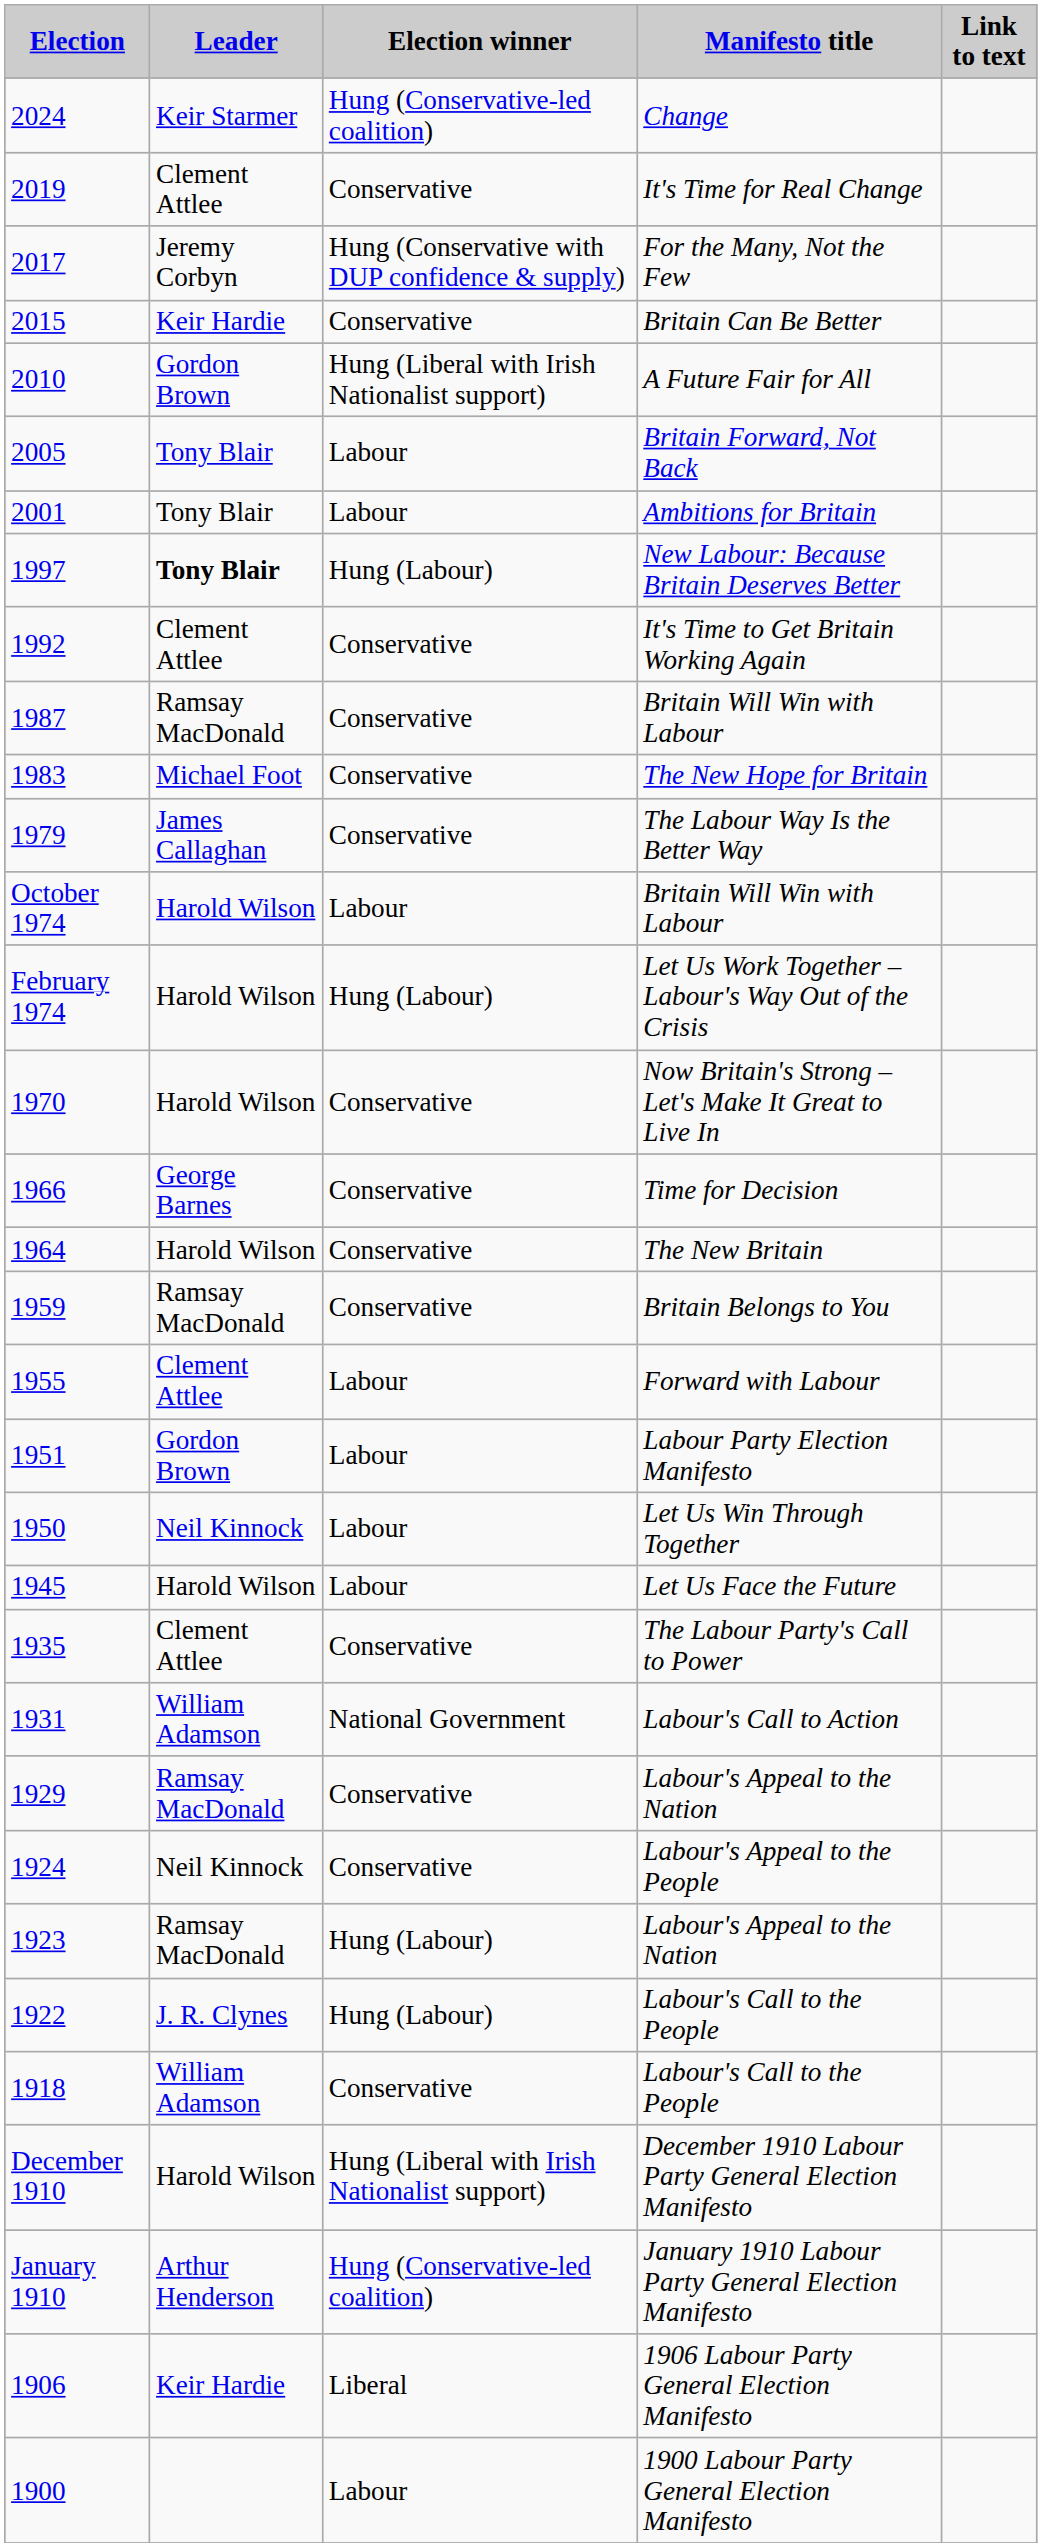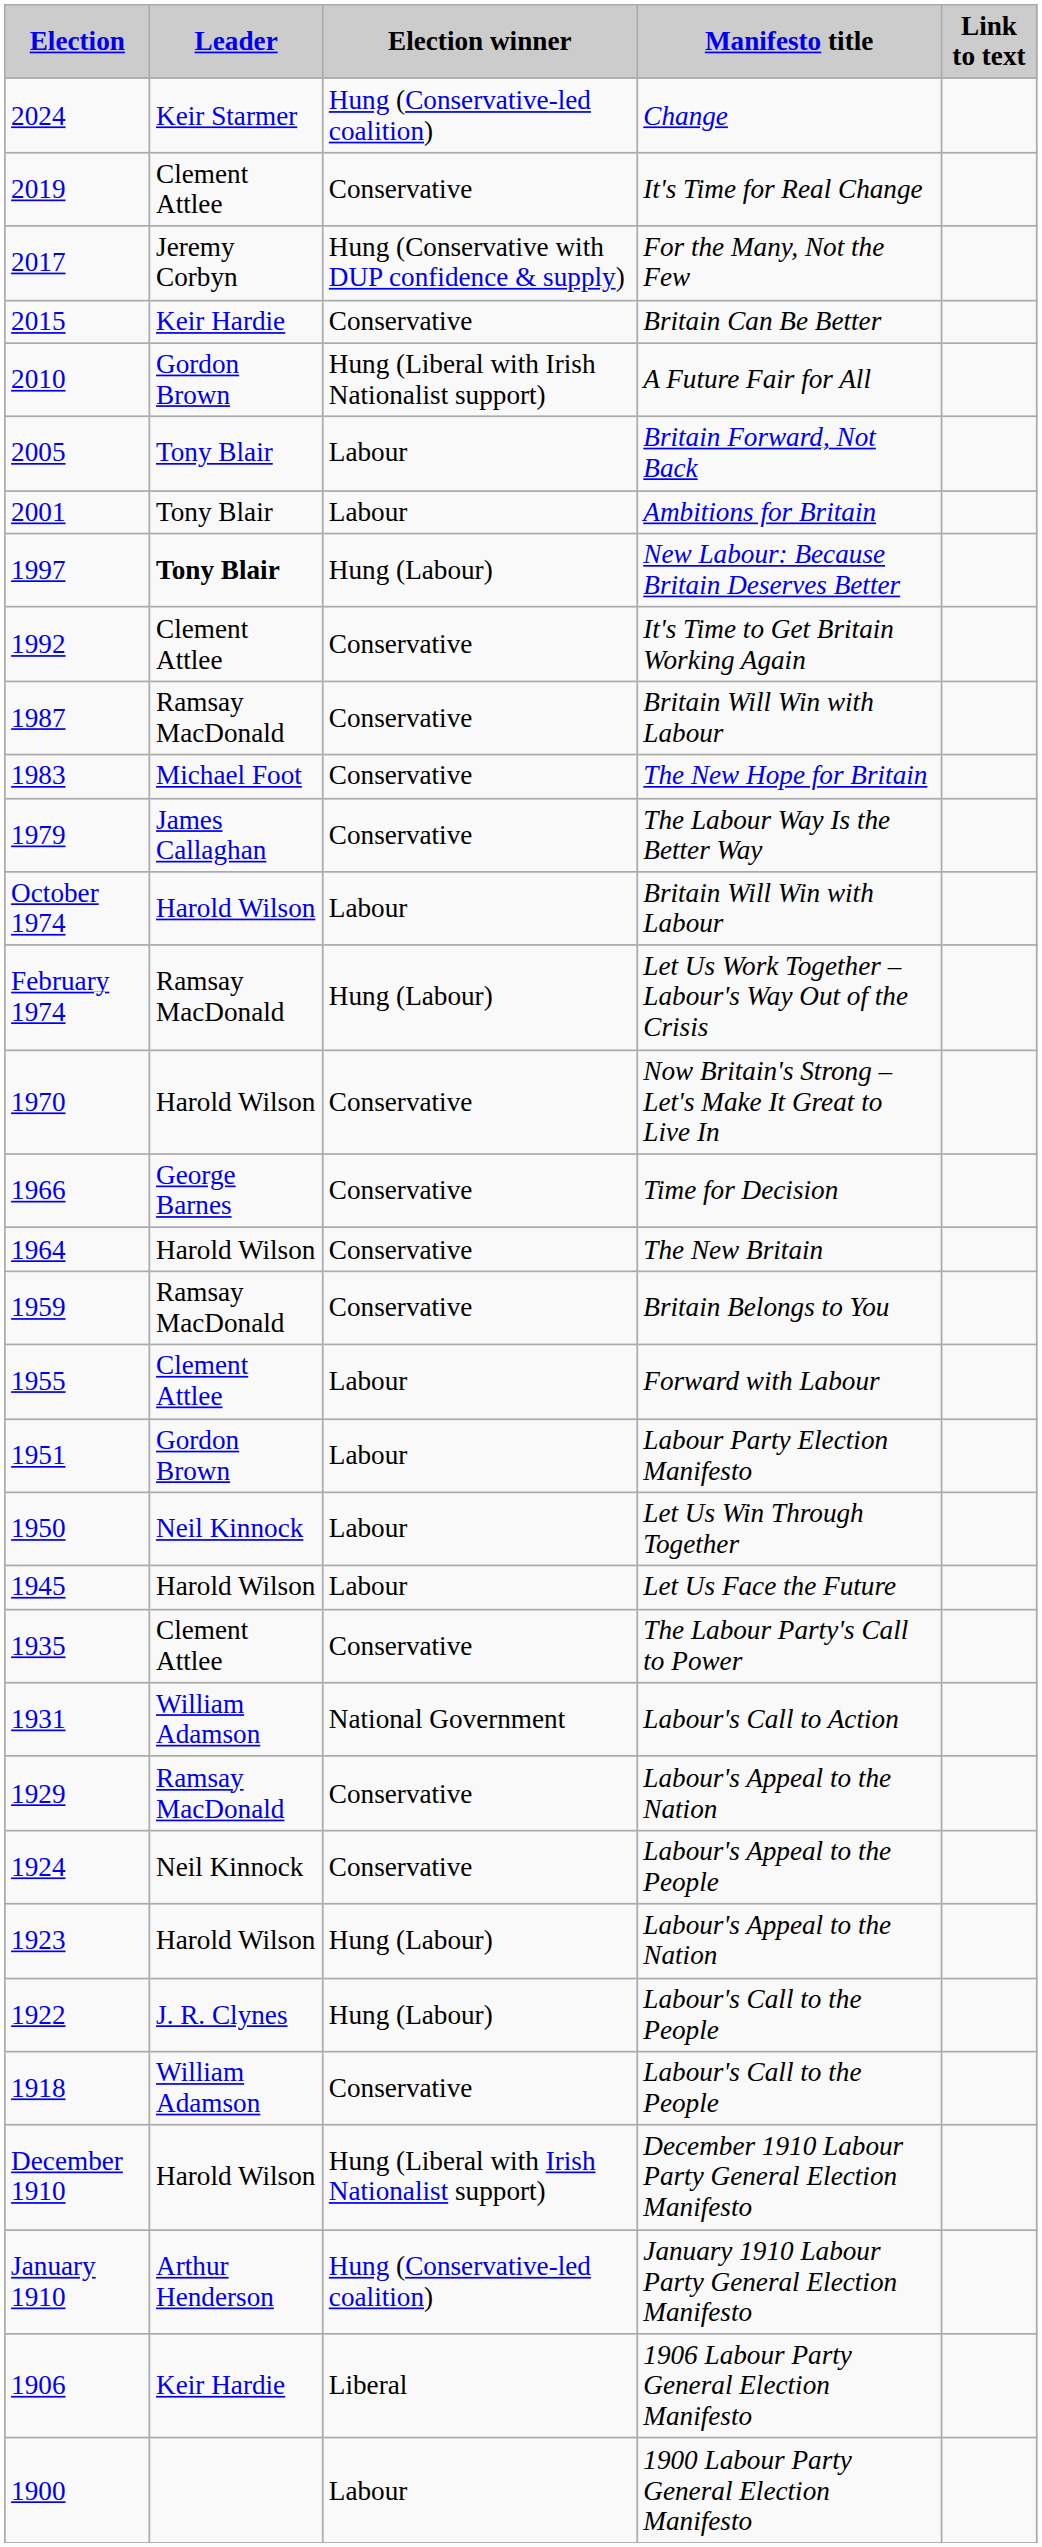(236, 997) Harold Wilson -> (220, 997) Ramsay MacDonald
(220, 1940) Ramsay MacDonald -> (236, 1940) Harold Wilson
